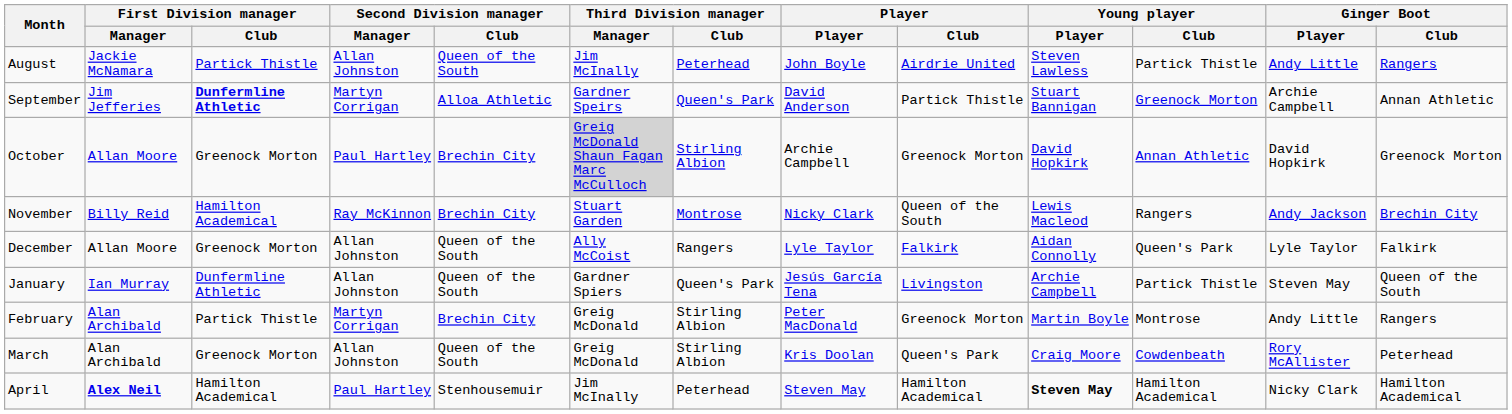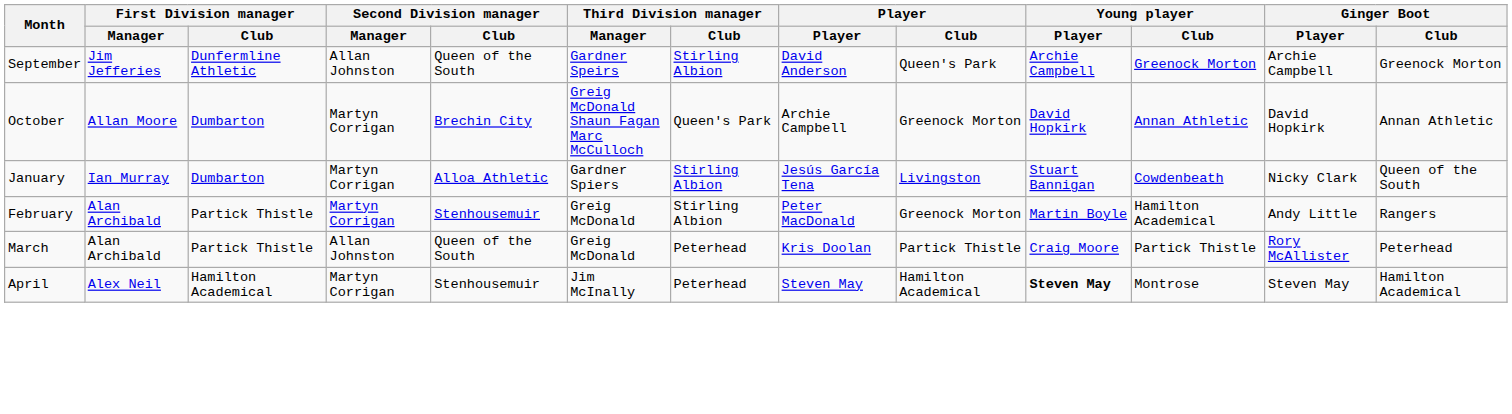- row: (32, 65)
(240, 100) bold -> (236, 65) normal
(366, 100) Martyn Corrigan -> (362, 65) Allan Johnston
(495, 100) Alloa Athletic -> (483, 65) Queen of the South
(725, 100) Queen's Park -> (706, 65) Stirling Albion
(962, 100) Partick Thistle -> (948, 65) Queen's Park
(1064, 100) Stuart Bannigan -> (1062, 65) Archie Campbell
(1437, 100) Annan Athletic -> (1440, 65) Greenock Morton
(256, 157) Greenock Morton -> (228, 122) Dumbarton
(382, 157) Paul Hartley -> (362, 122) Martyn Corrigan
(618, 157) lightgrey background -> (615, 122) no background
(709, 157) Stirling Albion -> (722, 122) Queen's Park
(1441, 157) Greenock Morton -> (1436, 122) Annan Athletic
- row: (40, 214)
- row: (40, 249)
(240, 285) Dunfermline Athletic -> (228, 179) Dumbarton
(366, 285) Allan Johnston -> (362, 179) Martyn Corrigan
(487, 285) Queen of the South -> (491, 179) Alloa Athletic
(725, 285) Queen's Park -> (706, 179) Stirling Albion
(1064, 285) Archie Campbell -> (1062, 179) Stuart Bannigan
(1196, 285) Partick Thistle -> (1179, 179) Cowdenbeath
(1309, 285) Steven May -> (1313, 179) Nicky Clark
(487, 320) Brechin City -> (487, 214) Stenhousemuir
(1168, 320) Montrose -> (1175, 214) Hamilton Academical
(256, 356) Greenock Morton -> (252, 249) Partick Thistle
(709, 356) Stirling Albion -> (710, 249) Peterhead
(950, 356) Queen's Park -> (960, 249) Partick Thistle
(1180, 356) Cowdenbeath -> (1195, 249) Partick Thistle
(124, 391) bold -> (124, 285) normal
(382, 391) Paul Hartley -> (362, 285) Martyn Corrigan
(1176, 391) Hamilton Academical -> (1167, 285) Montrose
(1313, 391) Nicky Clark -> (1309, 285) Steven May
